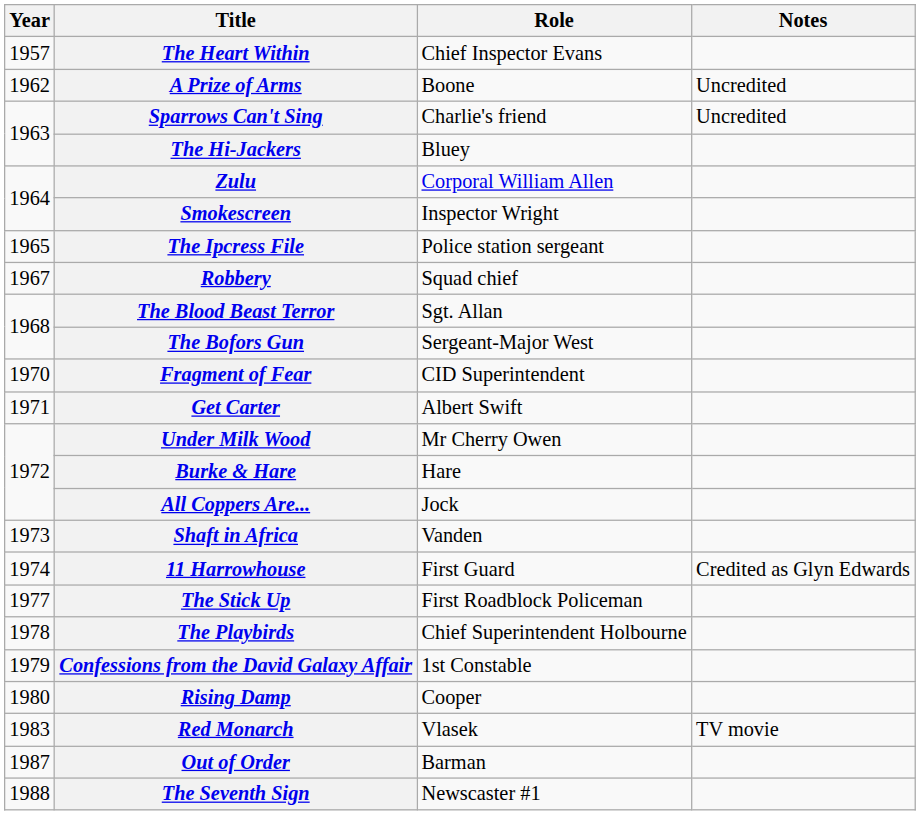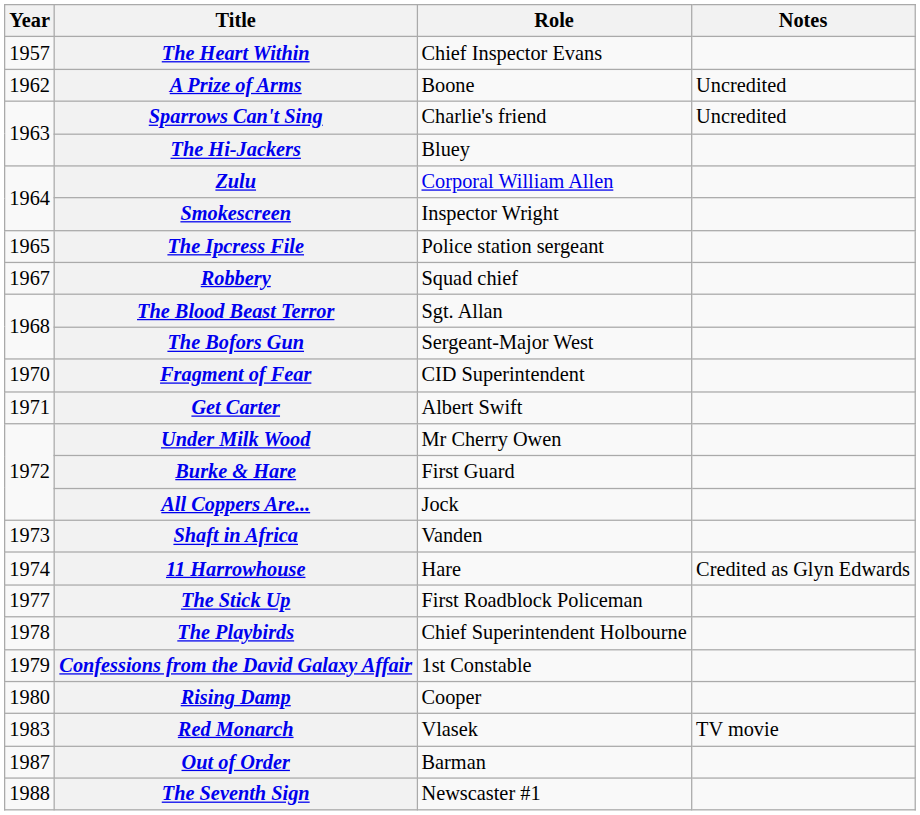(441, 471) Hare -> (468, 471) First Guard
(468, 568) First Guard -> (441, 568) Hare
